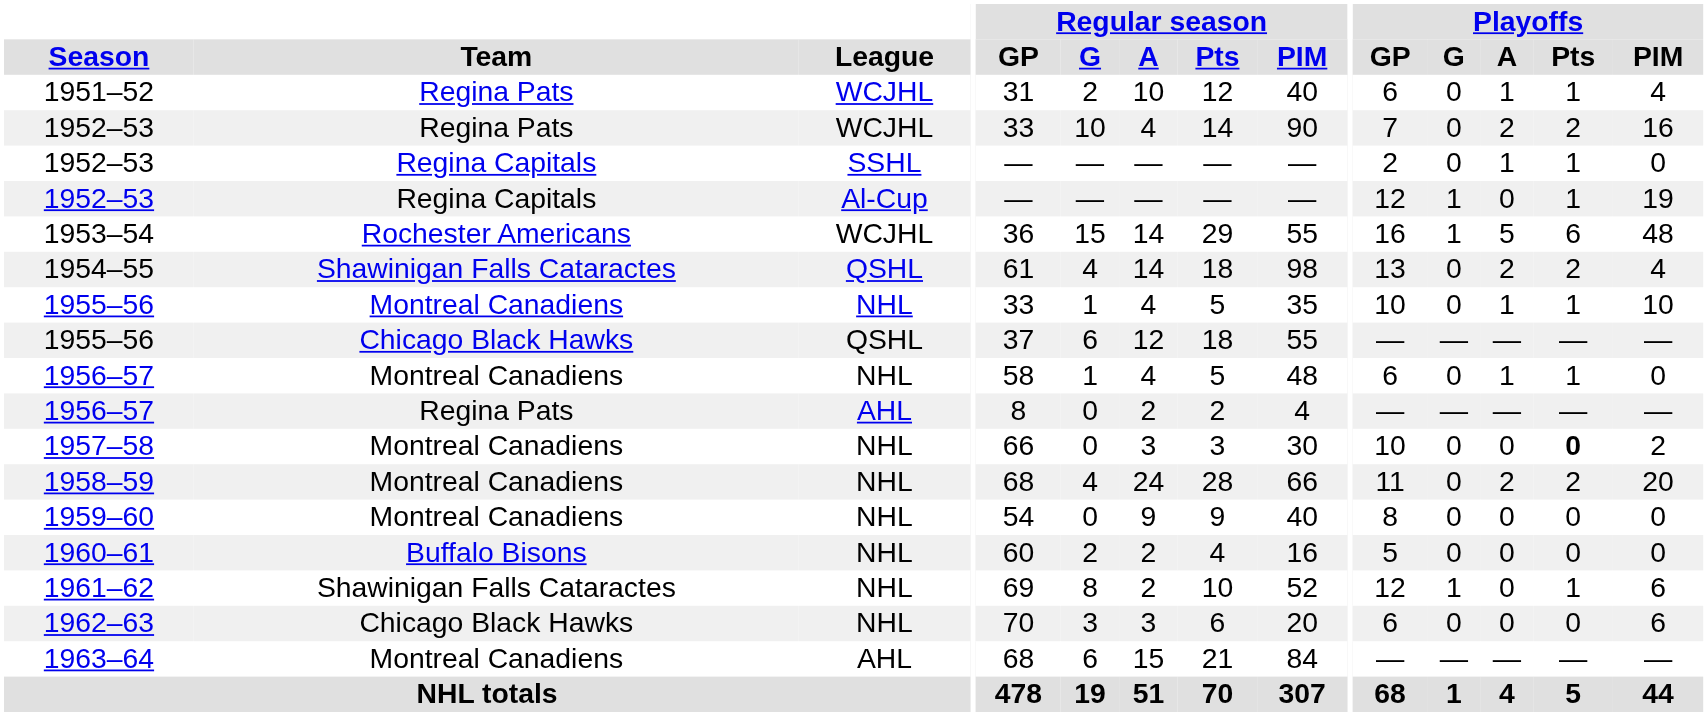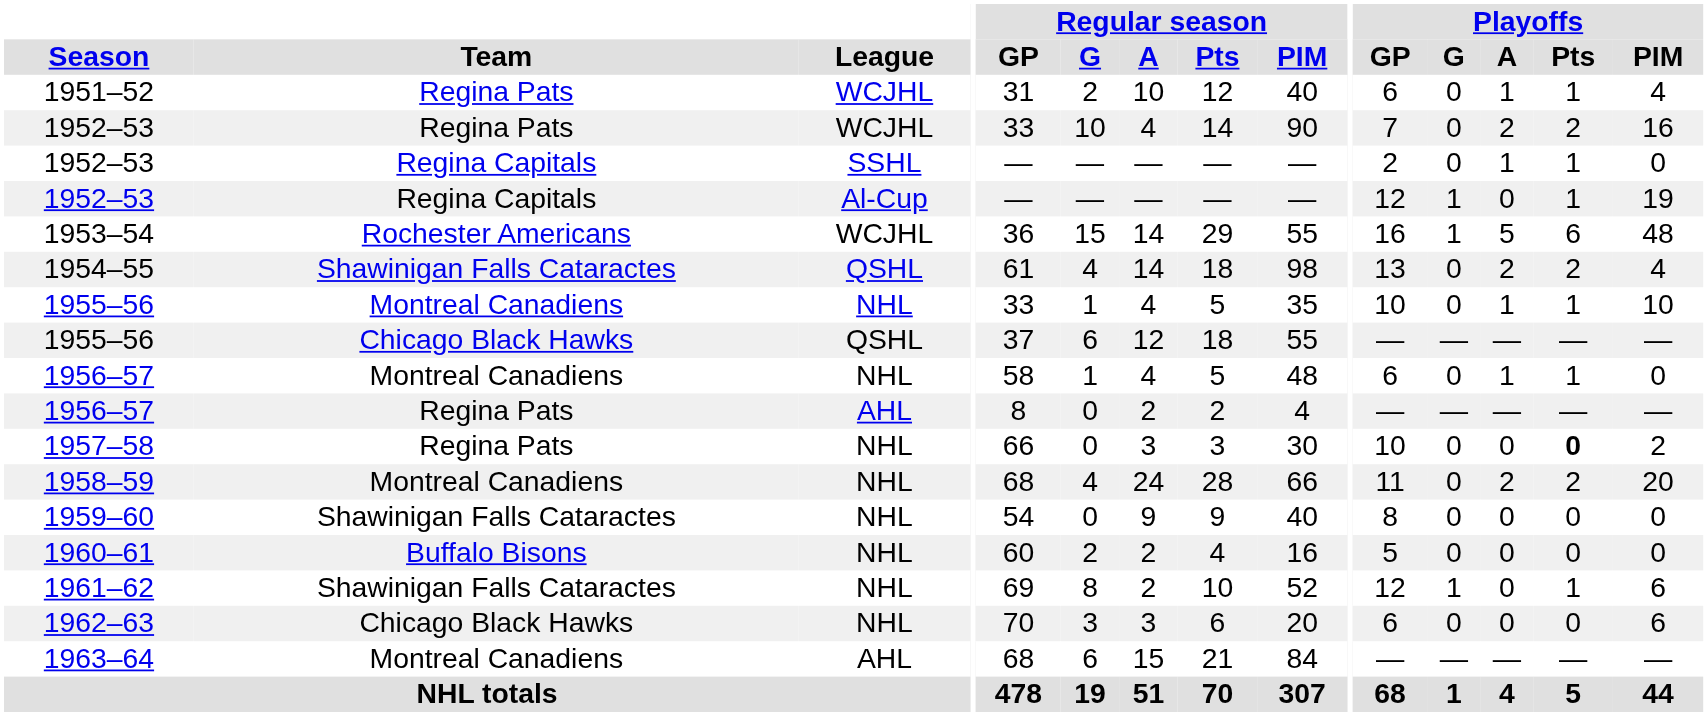(496, 446) Montreal Canadiens -> (496, 446) Regina Pats
(496, 516) Montreal Canadiens -> (496, 516) Shawinigan Falls Cataractes
